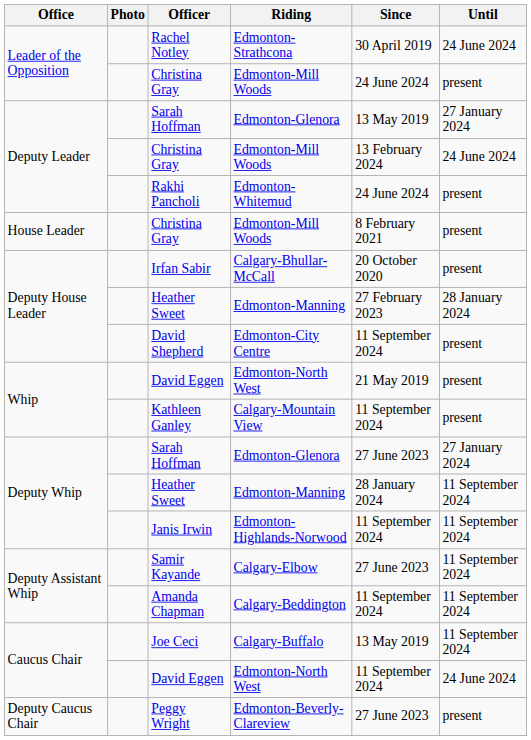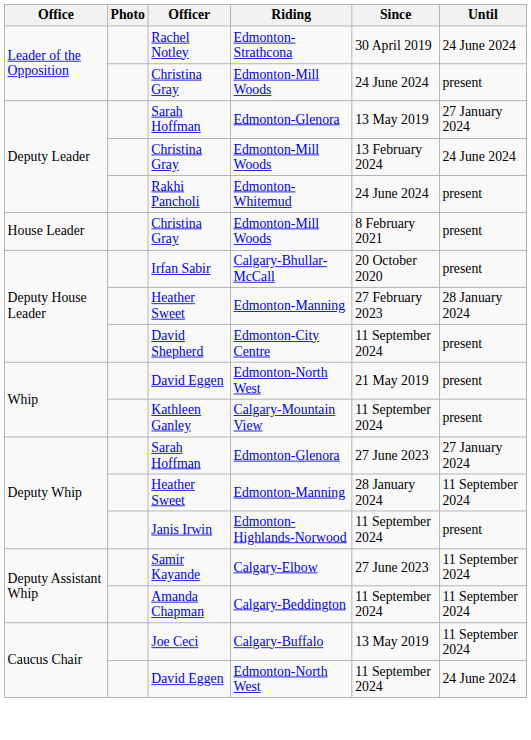(480, 529) 11 September 2024 -> (462, 529) present
- row: (50, 716)
